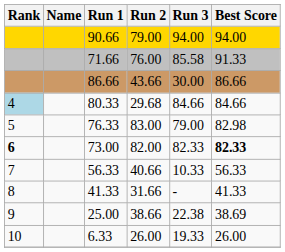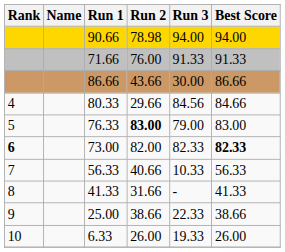(146, 37) 79.00 -> (146, 37) 78.98
(188, 59) 85.58 -> (188, 59) 91.33
(11, 103) lightblue background -> (11, 103) no background
(146, 103) 29.68 -> (146, 103) 29.66
(188, 103) 84.66 -> (188, 103) 84.56
(146, 125) normal -> (146, 125) bold
(231, 125) 82.98 -> (231, 125) 83.00
(188, 214) 22.38 -> (188, 214) 22.33
(231, 214) 38.69 -> (231, 214) 38.66
